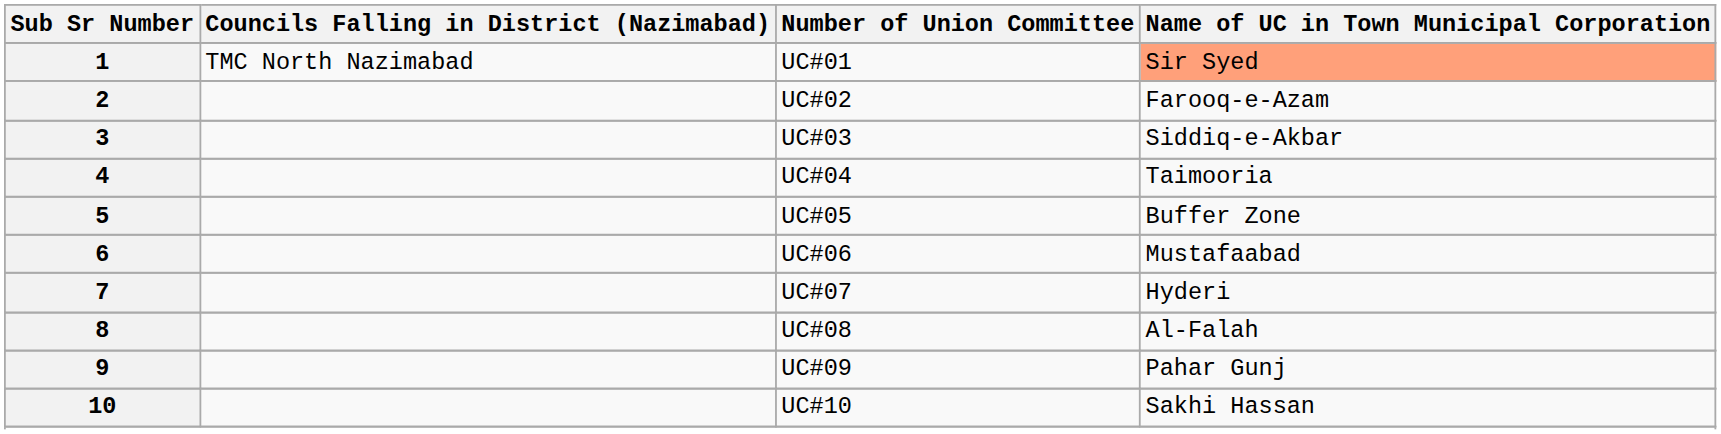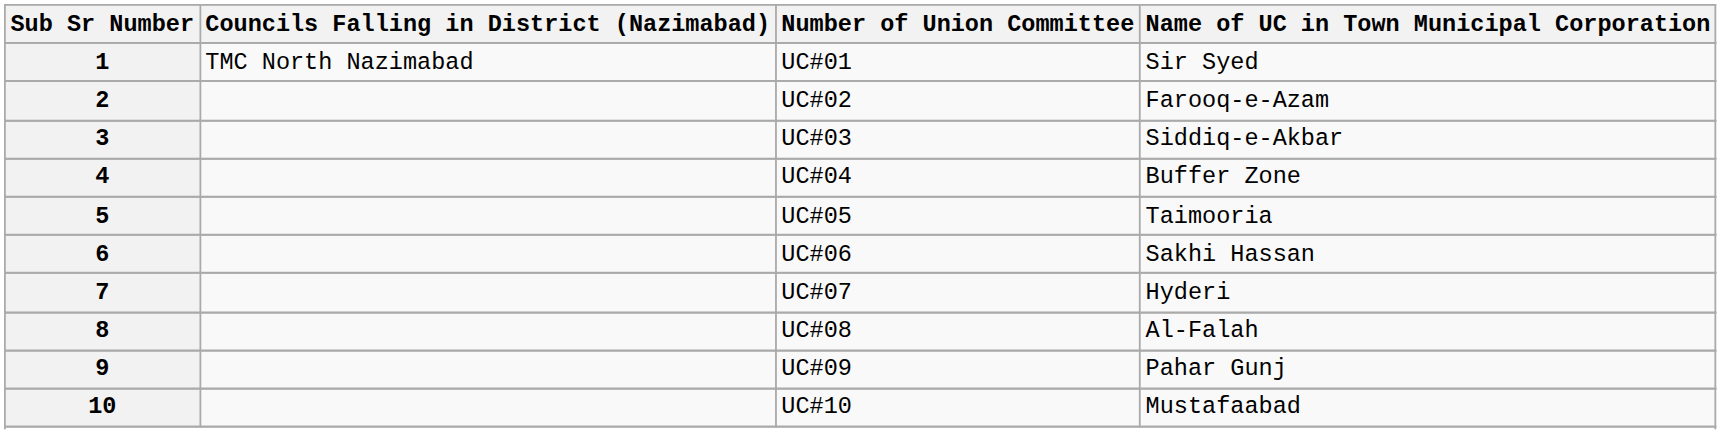(1202, 62) lightsalmon background -> (1202, 62) no background
(1209, 177) Taimooria -> (1223, 177) Buffer Zone
(1223, 216) Buffer Zone -> (1209, 216) Taimooria
(1223, 254) Mustafaabad -> (1230, 254) Sakhi Hassan
(1230, 408) Sakhi Hassan -> (1223, 408) Mustafaabad
